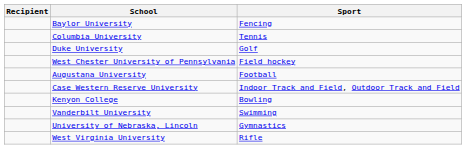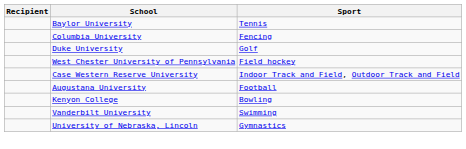(255, 23) Fencing -> (253, 23) Tennis
(253, 36) Tennis -> (255, 36) Fencing
rows swapped: (99, 74) <-> (125, 87)
- row: (108, 138)
